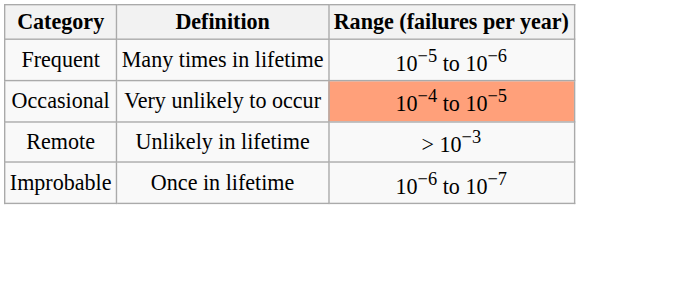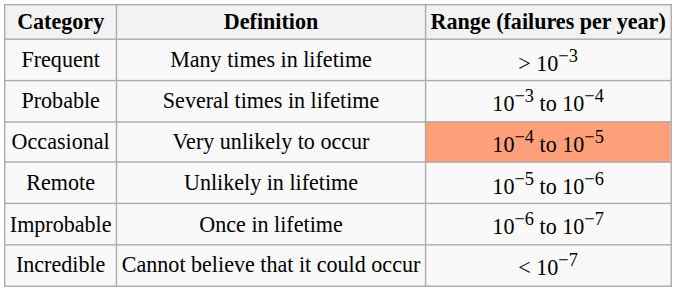(451, 60) 10−5 to 10−6 -> (548, 60) > 10−3
+ row: (61, 100)
(451, 141) > 10−3 -> (548, 182) 10−5 to 10−6
+ row: (61, 264)
